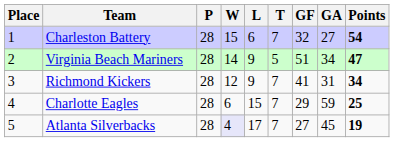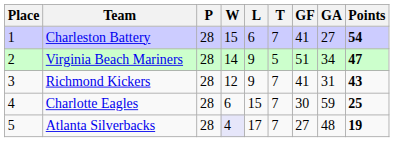(302, 37) 32 -> (302, 37) 41
(355, 81) 34 -> (355, 81) 43
(302, 103) 29 -> (302, 103) 30
(328, 125) 45 -> (328, 125) 48
